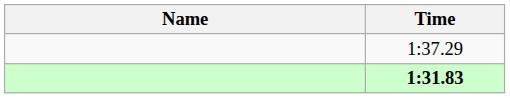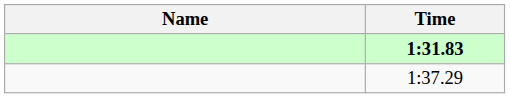rows swapped: (435, 78) <-> (435, 48)
